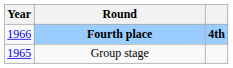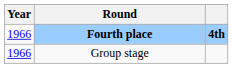(19, 54) 1965 -> (19, 54) 1966
